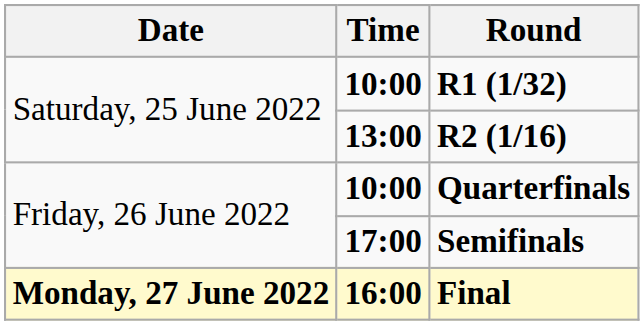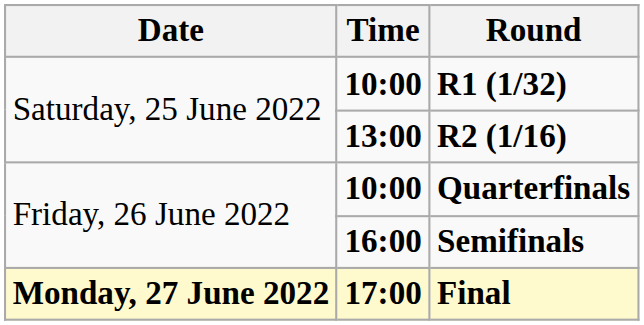(383, 240) 17:00 -> (383, 240) 16:00
(383, 293) 16:00 -> (383, 293) 17:00
